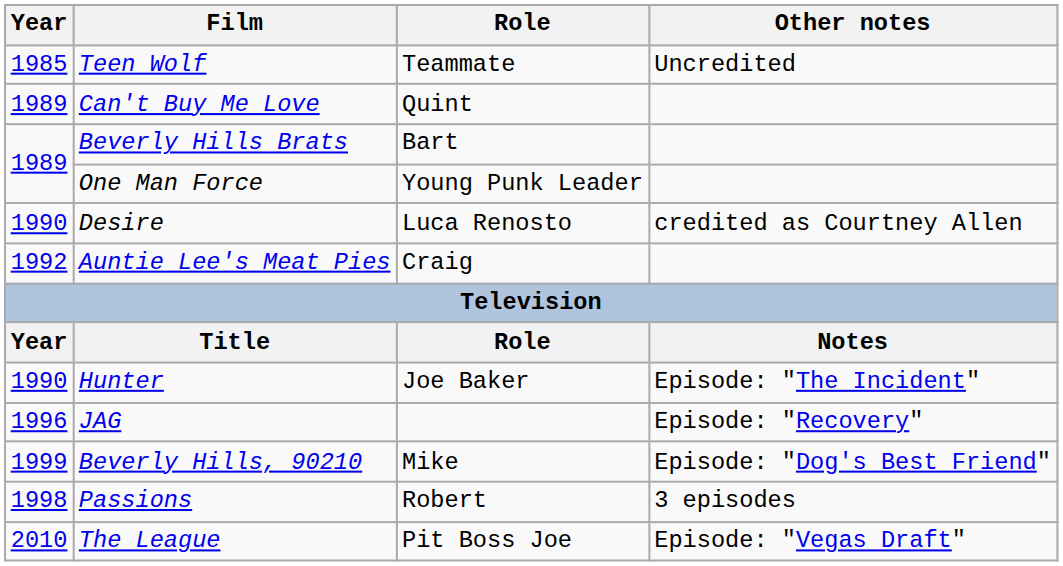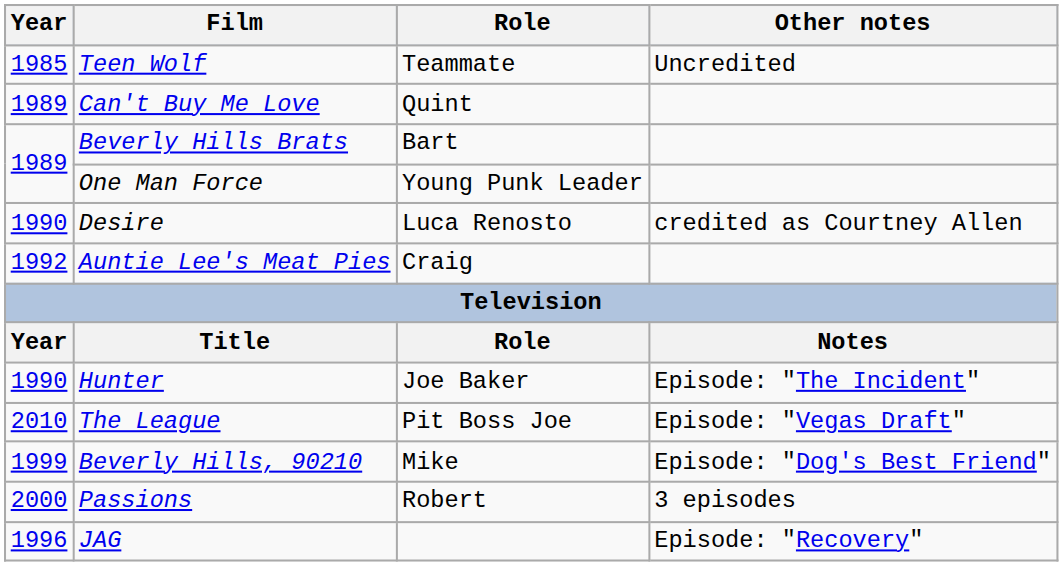rows swapped: (100, 422) <-> (150, 541)
(39, 501) 1998 -> (39, 501) 2000
